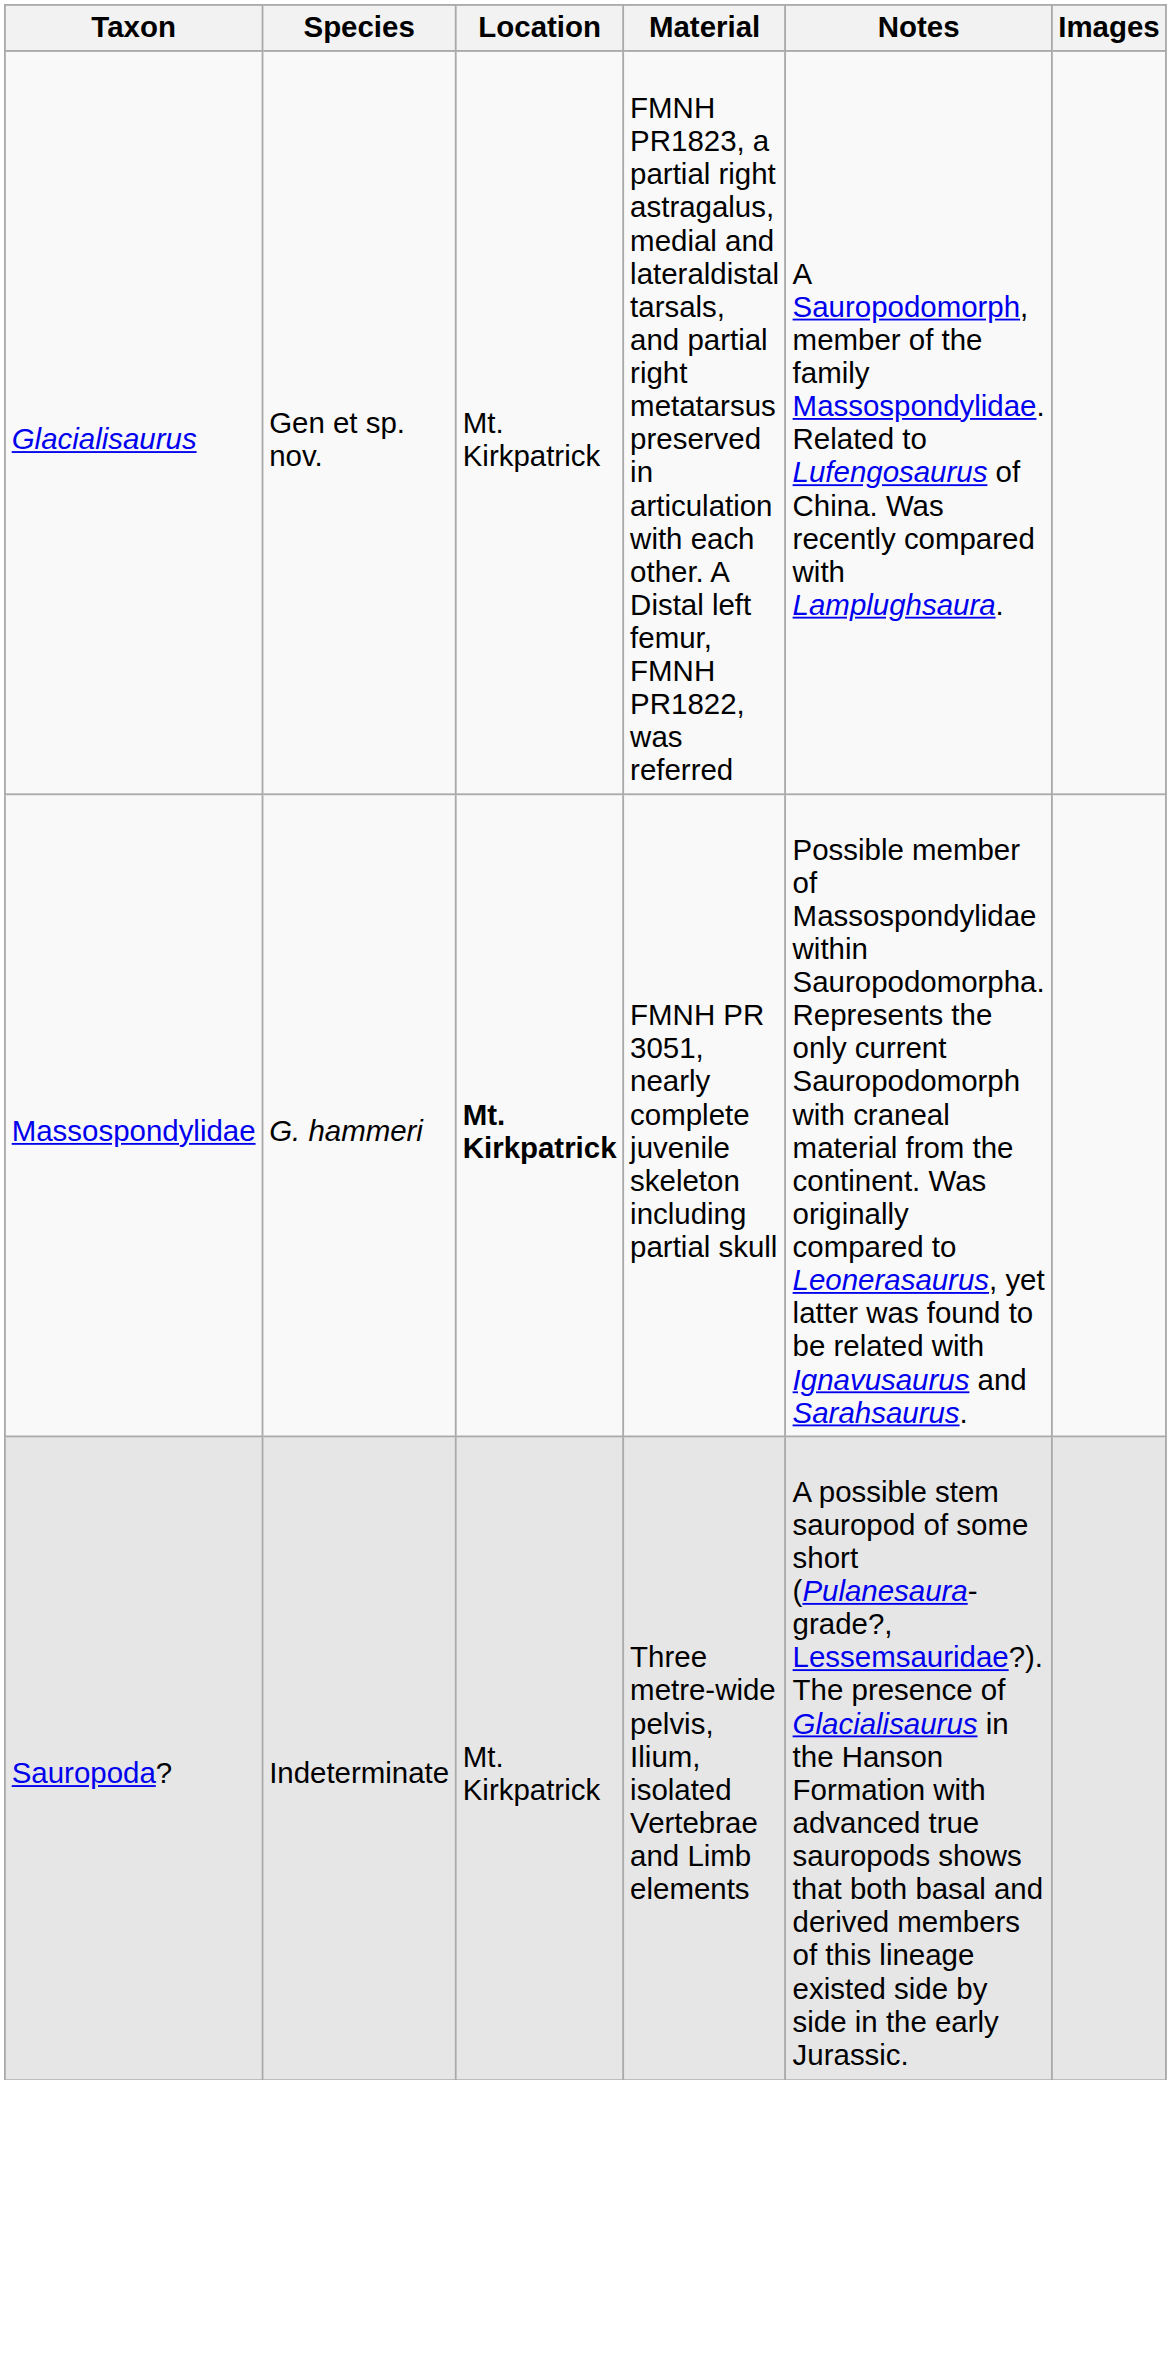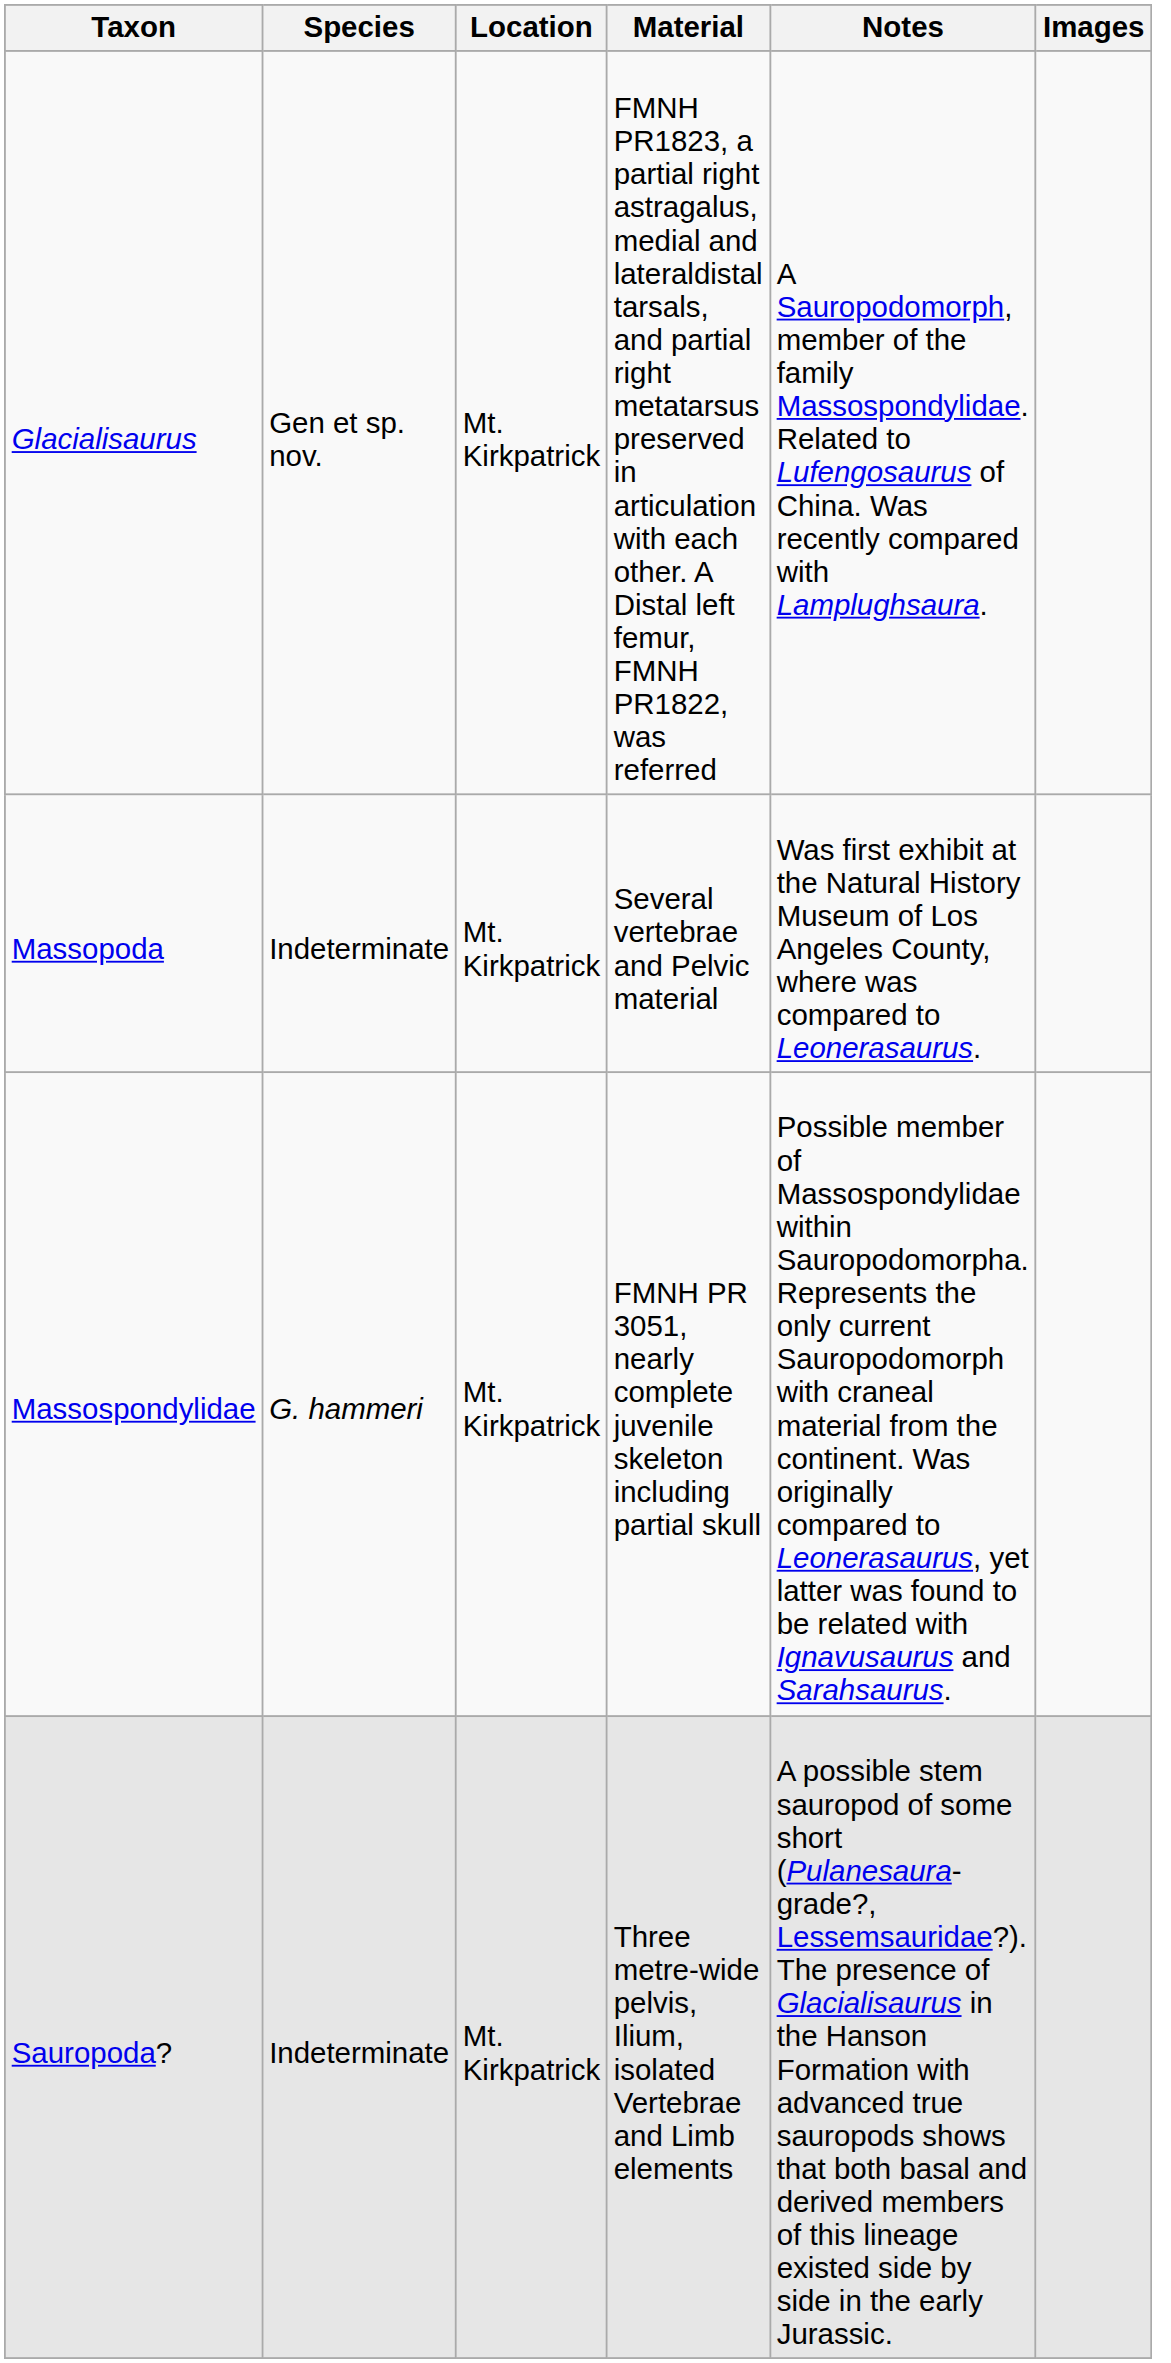+ row: (88, 949)
(540, 1131) bold -> (531, 1409) normal
